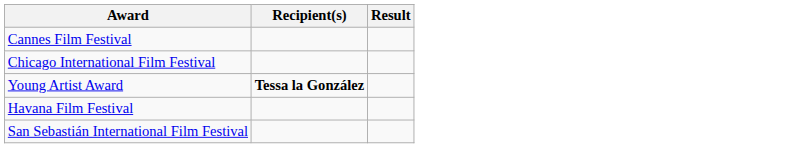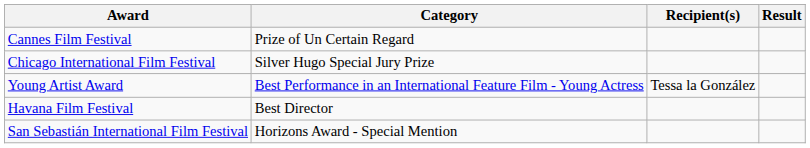+ column: (449, 16)
(309, 85) bold -> (703, 85) normal
